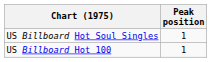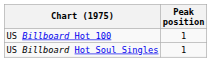rows swapped: (59, 50) <-> (82, 36)
